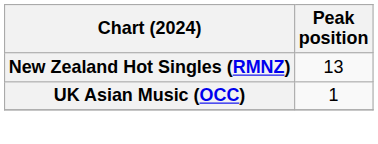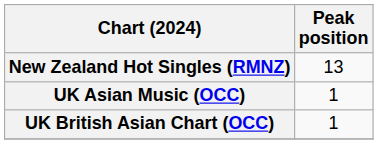+ row: (150, 124)
